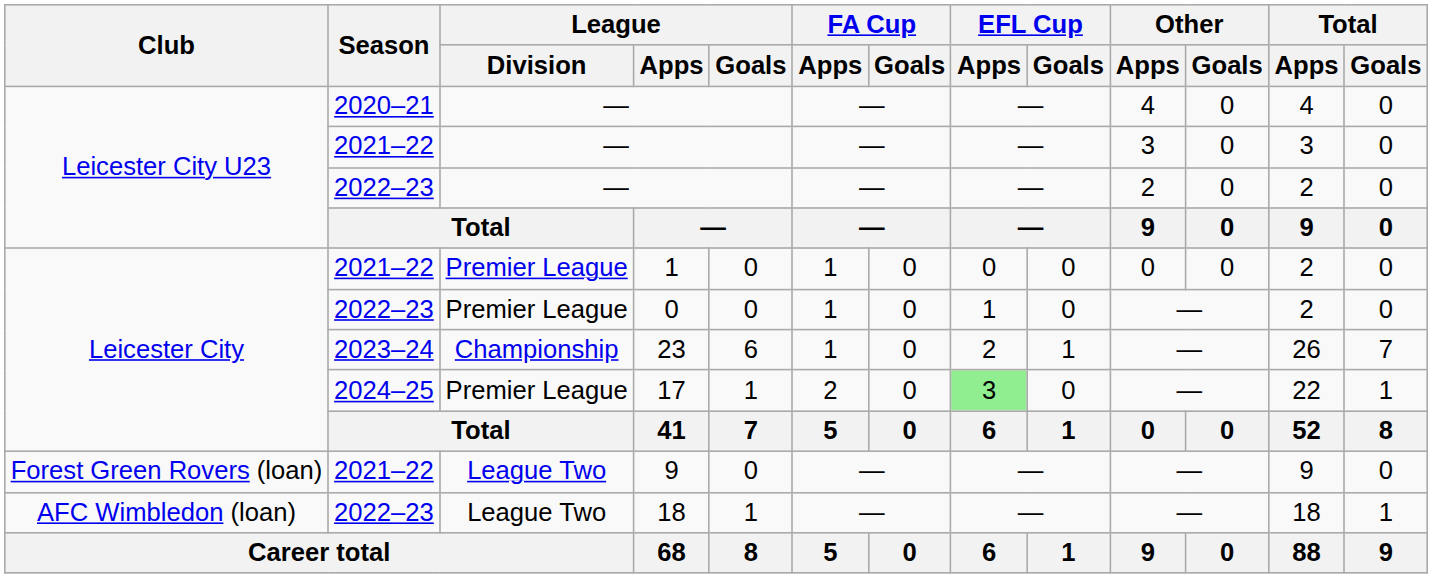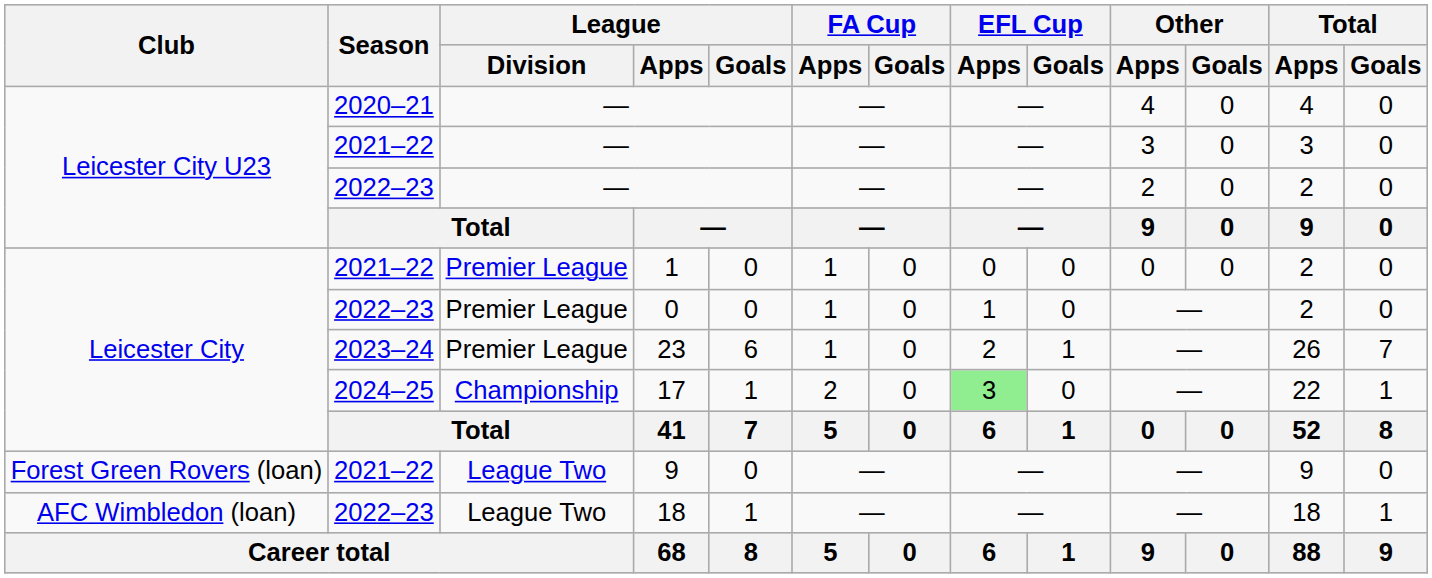(537, 349) Championship -> (537, 349) Premier League
(537, 390) Premier League -> (537, 390) Championship
